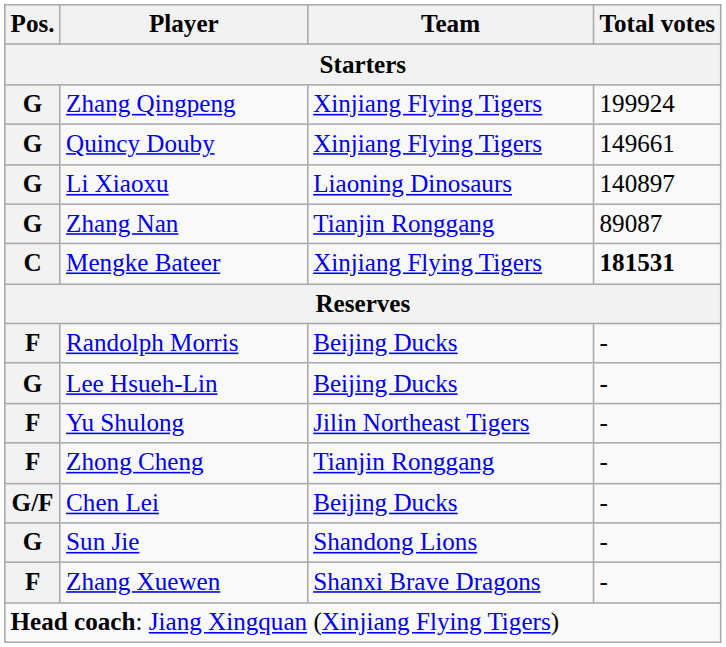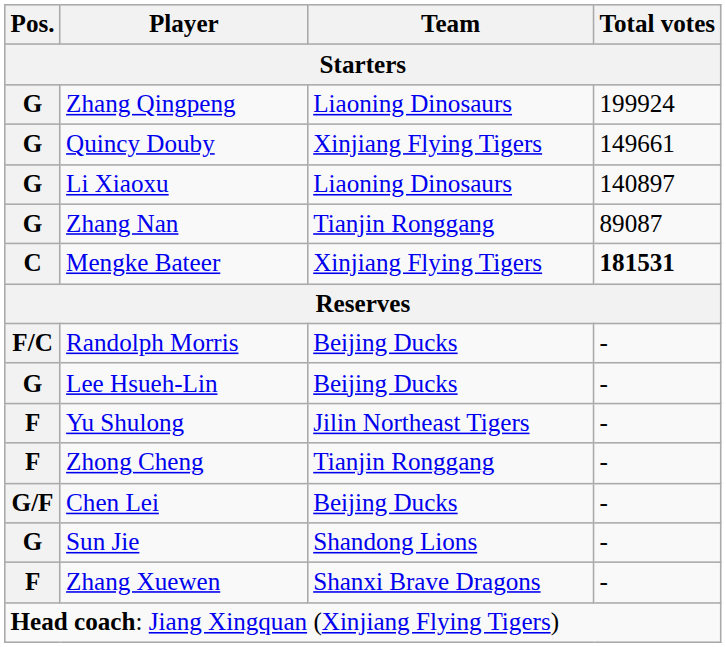(428, 104) Xinjiang Flying Tigers -> (413, 104) Liaoning Dinosaurs
(33, 343) F -> (33, 343) F/C
